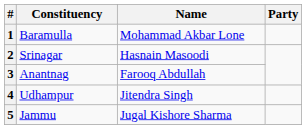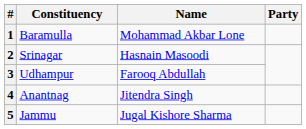(44, 74) Anantnag -> (46, 74) Udhampur
(46, 94) Udhampur -> (44, 94) Anantnag
